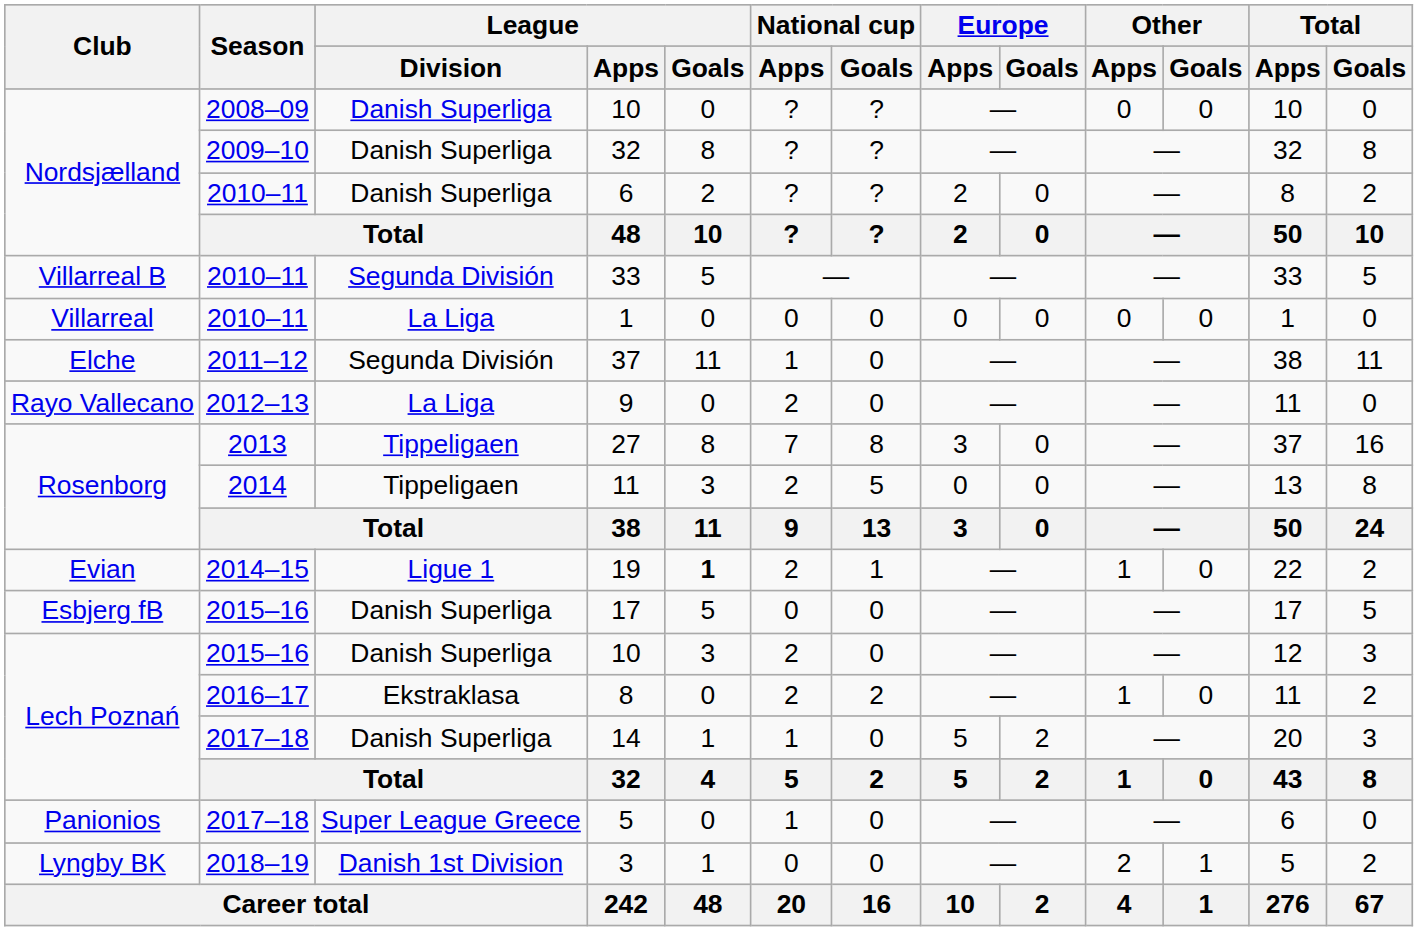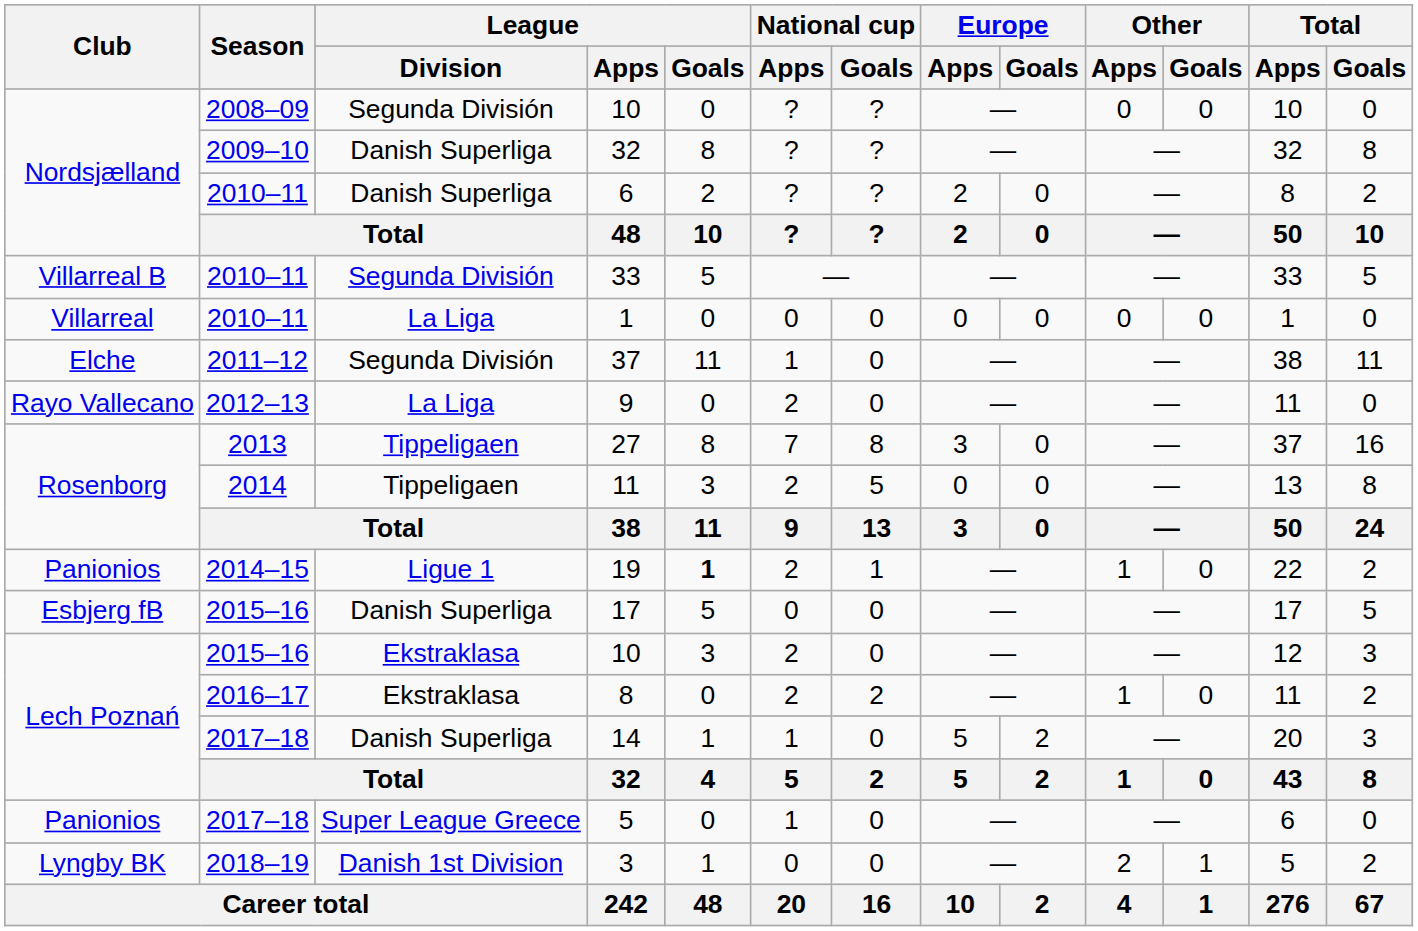(451, 109) Danish Superliga -> (451, 109) Segunda División
(102, 569) Evian -> (102, 569) Panionios
(451, 653) Danish Superliga -> (451, 653) Ekstraklasa
